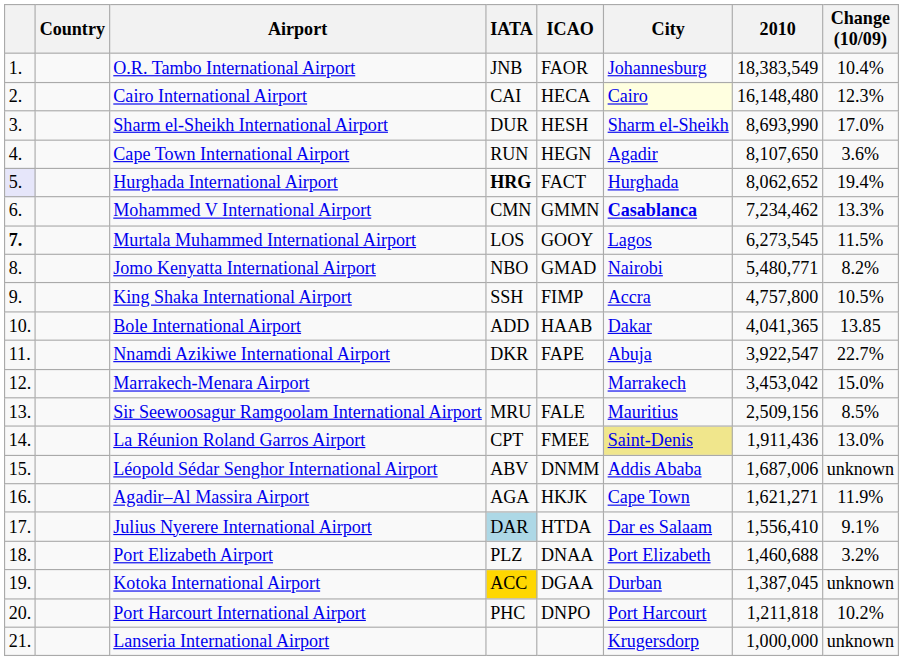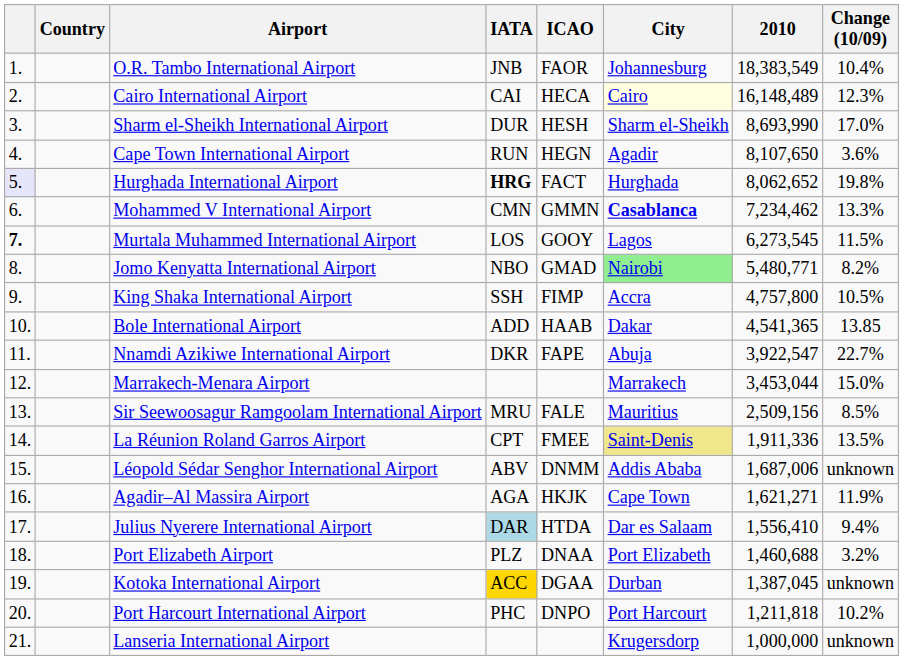(778, 96) 16,148,480 -> (778, 96) 16,148,489
(860, 182) 19.4% -> (860, 182) 19.8%
(635, 268) no background -> (635, 268) lightgreen background
(782, 325) 4,041,365 -> (782, 325) 4,541,365
(782, 383) 3,453,042 -> (782, 383) 3,453,044
(783, 440) 1,911,436 -> (783, 440) 1,911,336
(860, 440) 13.0% -> (860, 440) 13.5%
(860, 526) 9.1% -> (860, 526) 9.4%
